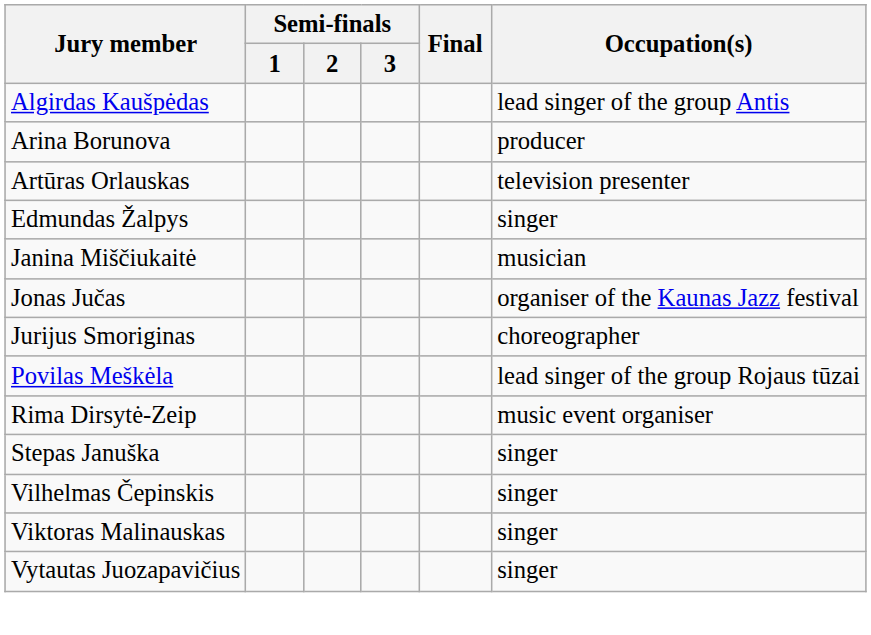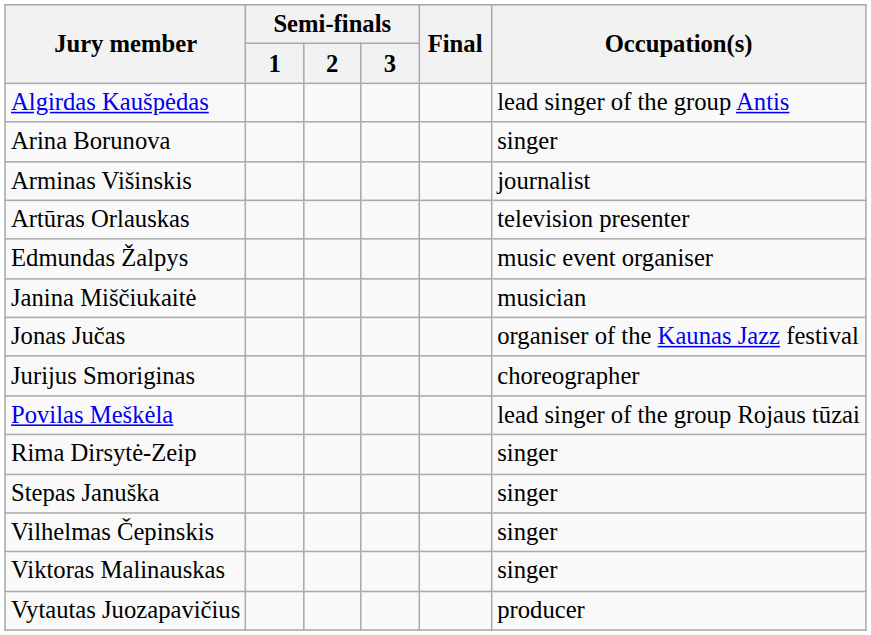(541, 141) producer -> (527, 141) singer
+ row: (101, 180)
(527, 219) singer -> (605, 258) music event organiser
(605, 414) music event organiser -> (527, 453) singer
(527, 571) singer -> (541, 610) producer
